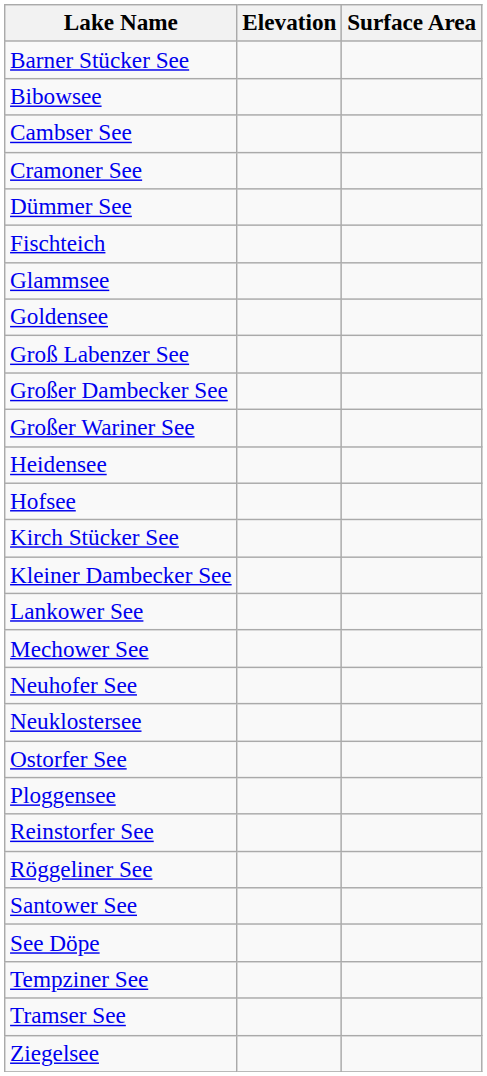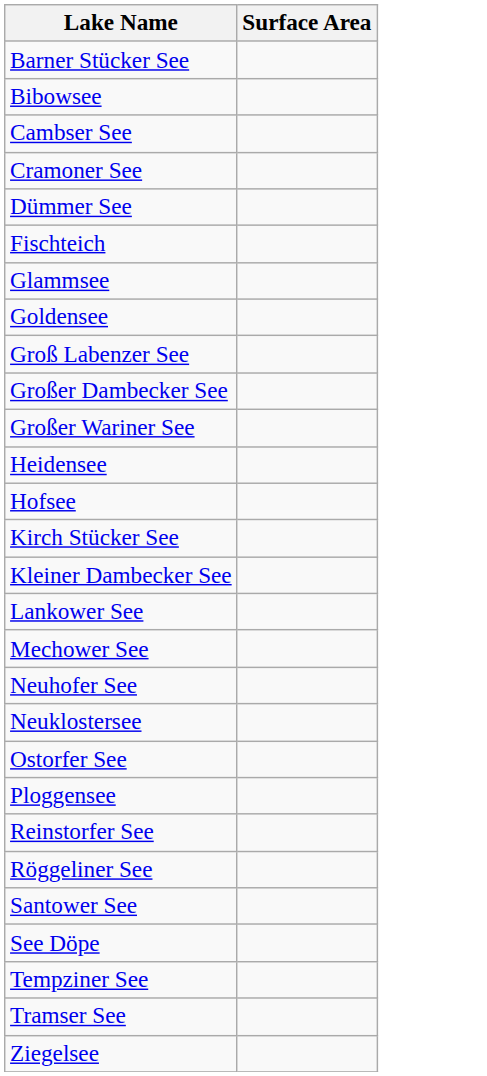- column: (289, 22)
